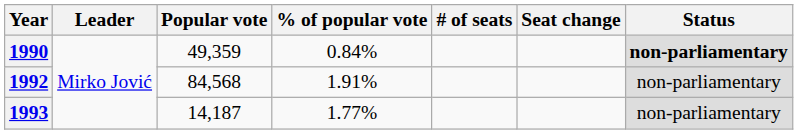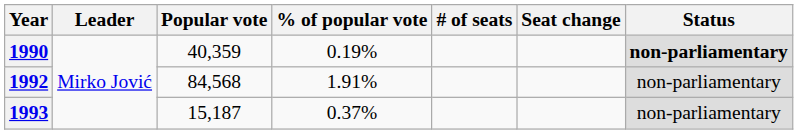(214, 50) 49,359 -> (214, 50) 40,359
(352, 50) 0.84% -> (352, 50) 0.19%
(214, 112) 14,187 -> (214, 112) 15,187
(352, 112) 1.77% -> (352, 112) 0.37%
